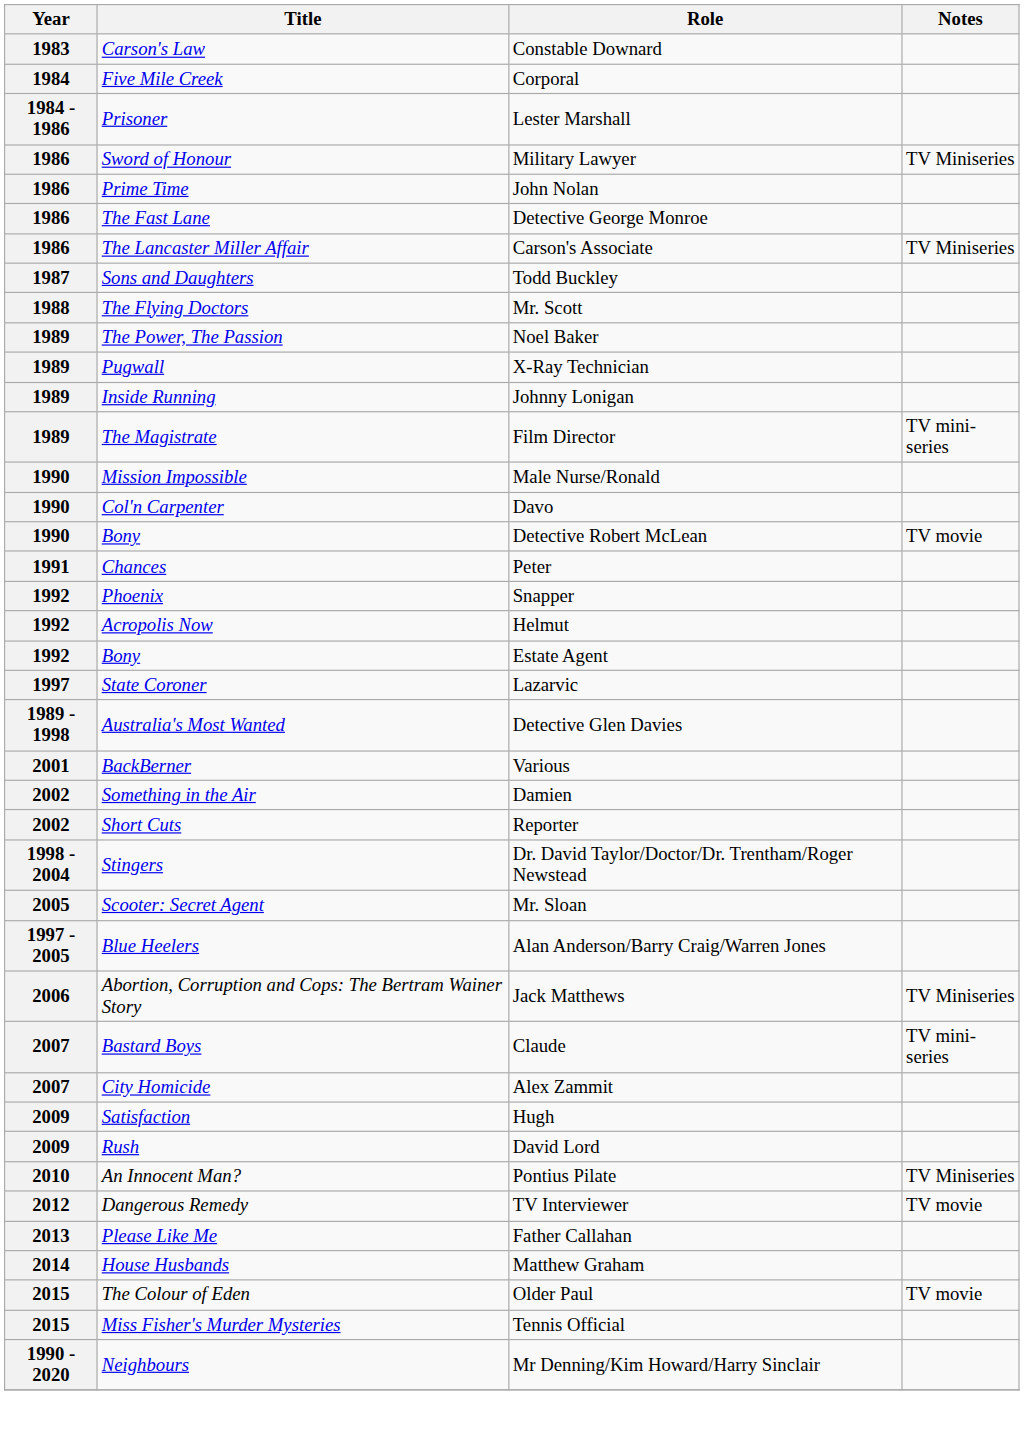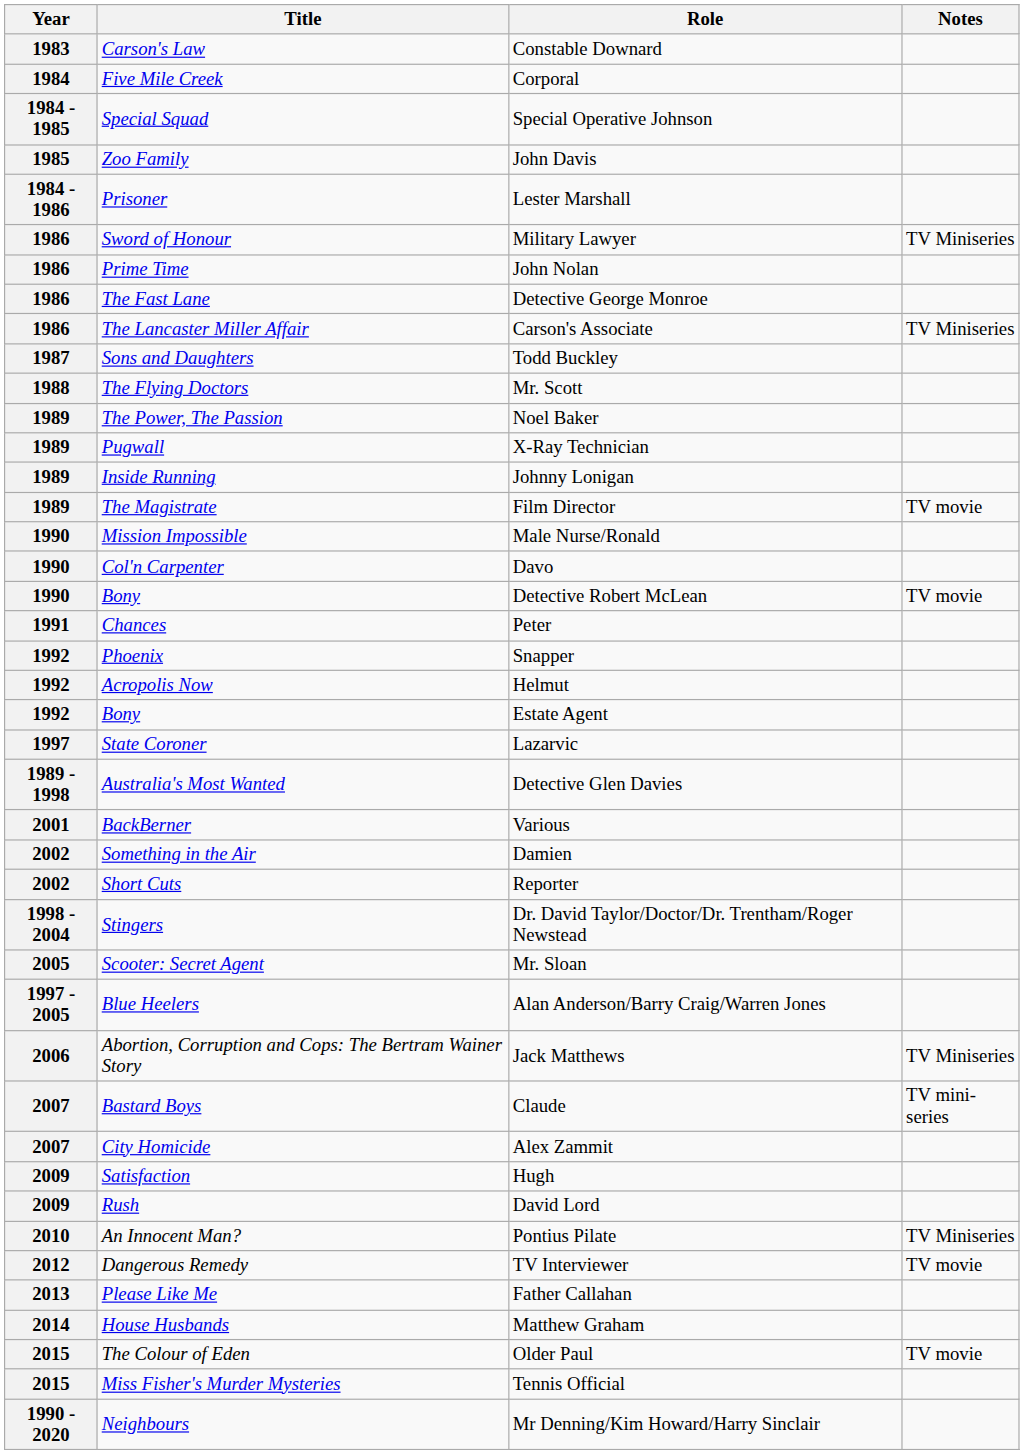+ row: (613, 118)
+ row: (555, 159)
(941, 436) TV mini-series -> (944, 506) TV movie
